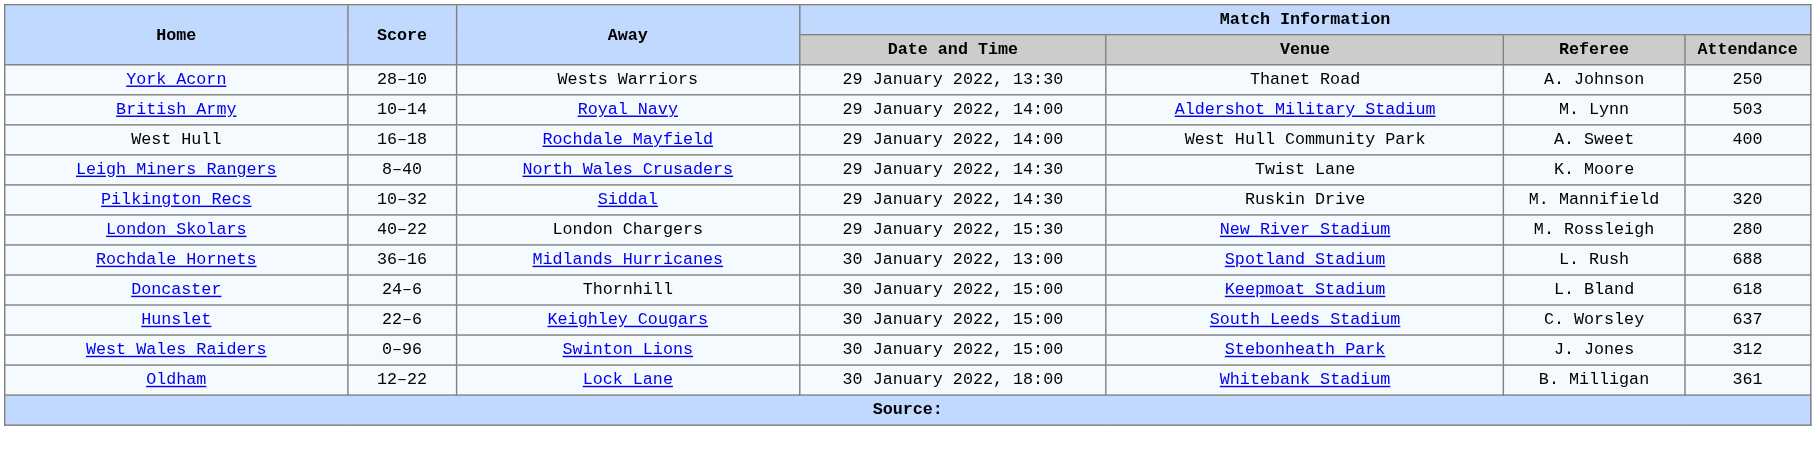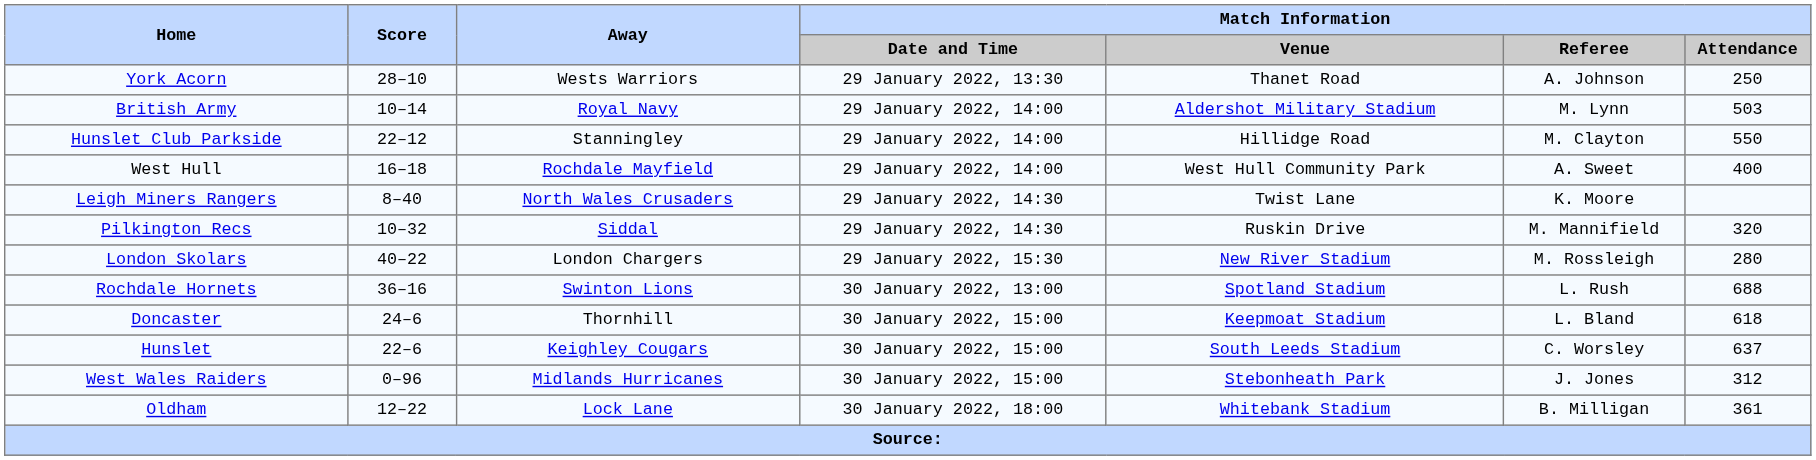+ row: (176, 140)
(628, 260) Midlands Hurricanes -> (628, 290) Swinton Lions
(628, 350) Swinton Lions -> (628, 380) Midlands Hurricanes
